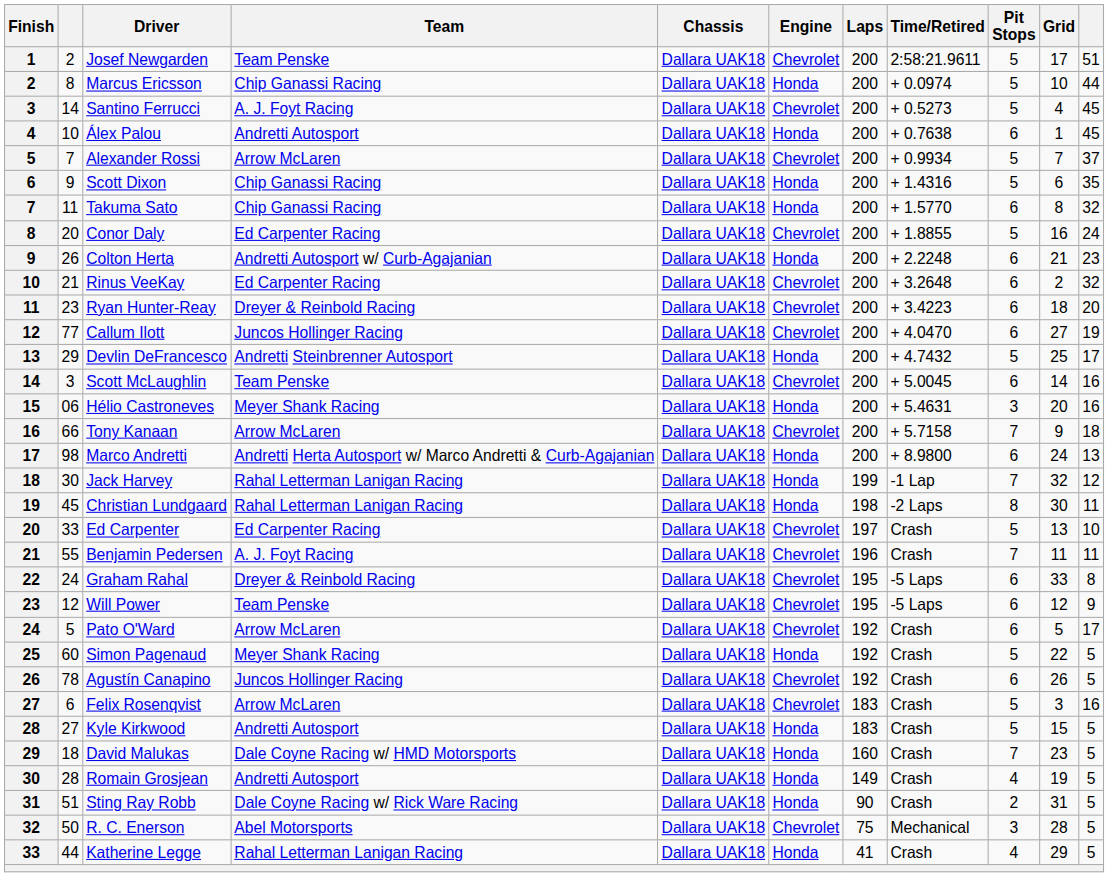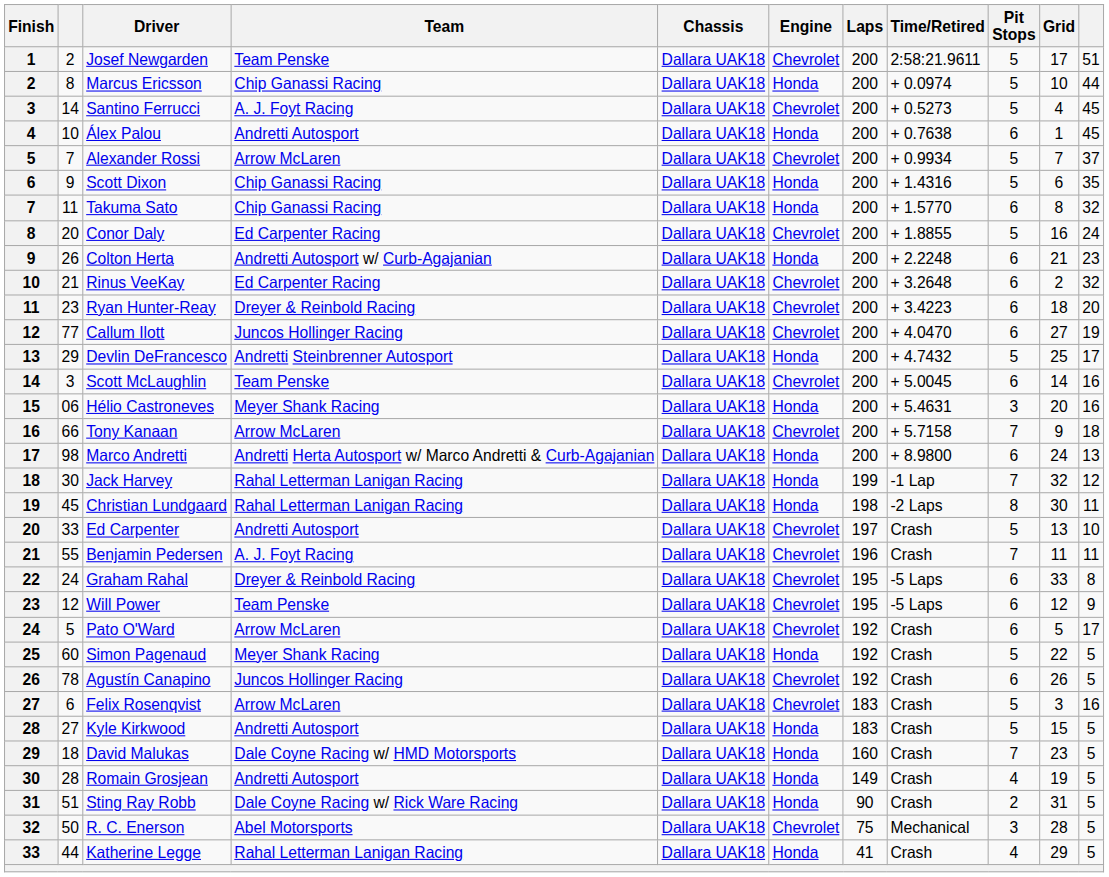(307, 530) Ed Carpenter Racing -> (297, 530) Andretti Autosport
